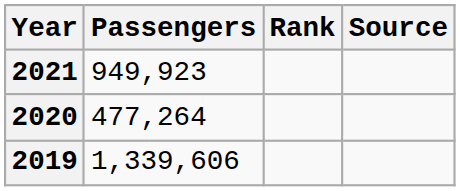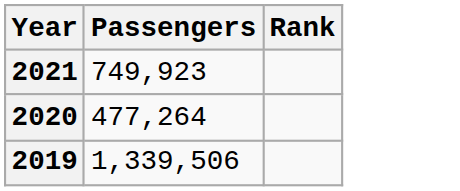- column: (398, 28)
(149, 72) 949,923 -> (149, 72) 749,923
(165, 162) 1,339,606 -> (165, 162) 1,339,506
